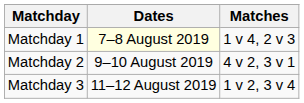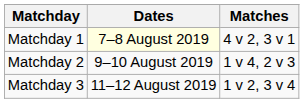(259, 39) 1 v 4, 2 v 3 -> (259, 39) 4 v 2, 3 v 1
(259, 62) 4 v 2, 3 v 1 -> (259, 62) 1 v 4, 2 v 3
